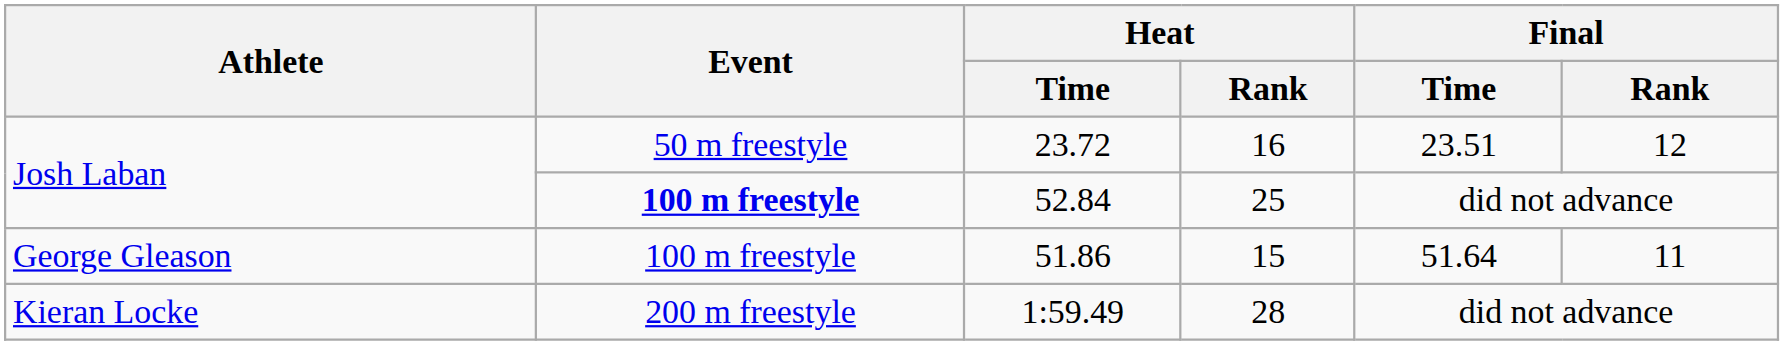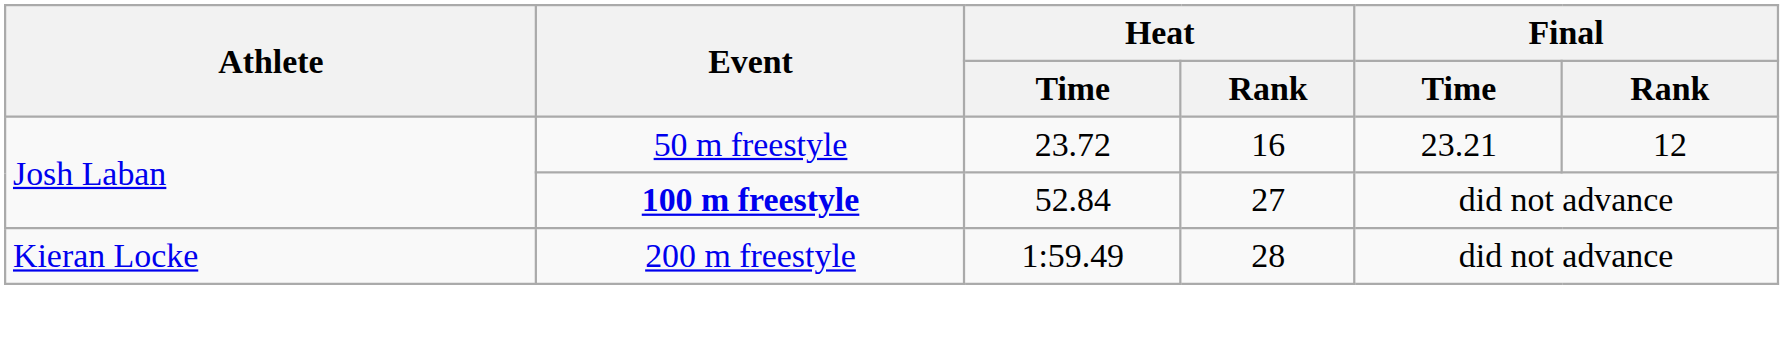(1459, 144) 23.51 -> (1459, 144) 23.21
(1268, 200) 25 -> (1268, 200) 27
- row: (1073, 256)
